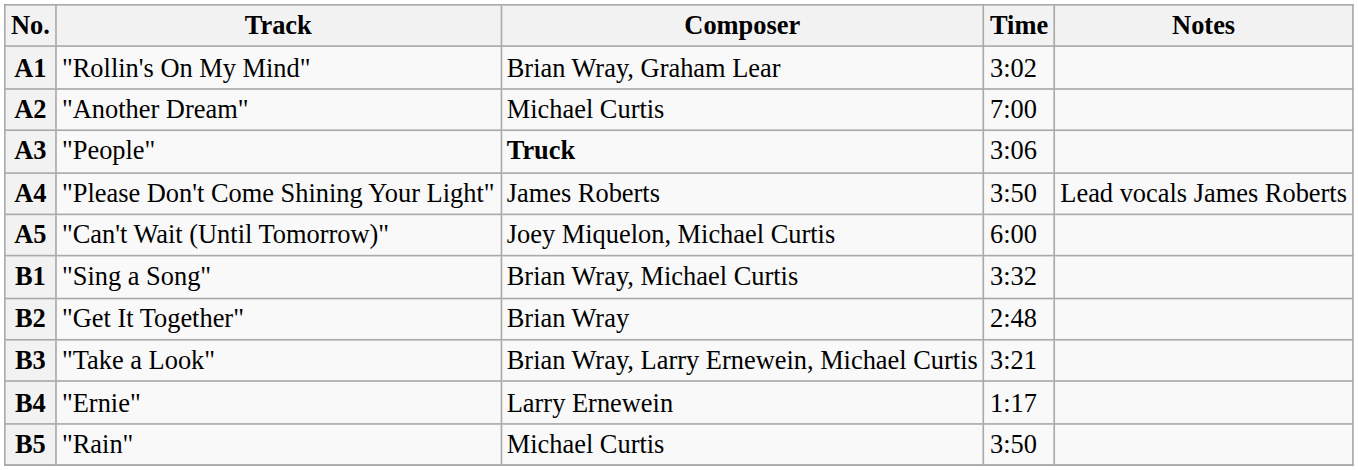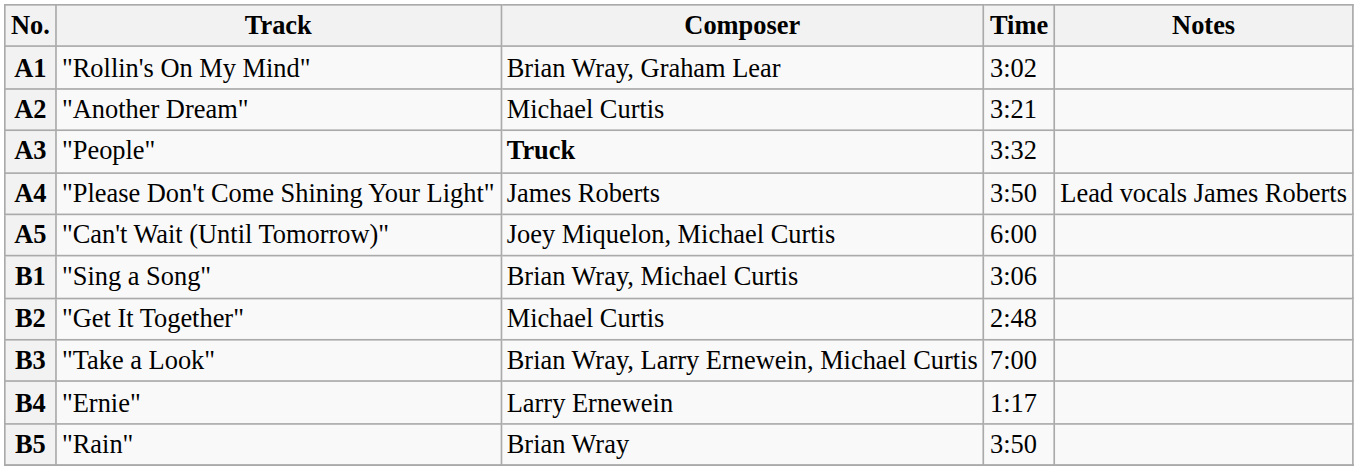(1013, 109) 7:00 -> (1013, 109) 3:21
(1013, 151) 3:06 -> (1013, 151) 3:32
(1013, 276) 3:32 -> (1013, 276) 3:06
(568, 318) Brian Wray -> (586, 318) Michael Curtis
(1013, 360) 3:21 -> (1013, 360) 7:00
(586, 444) Michael Curtis -> (568, 444) Brian Wray
